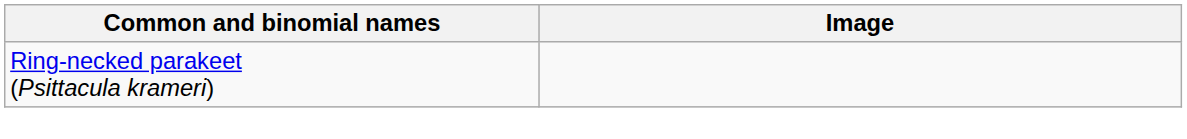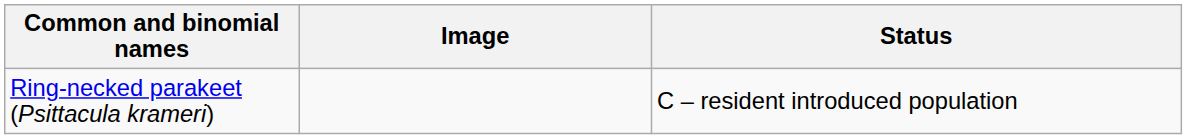+ column: (916, 36)
